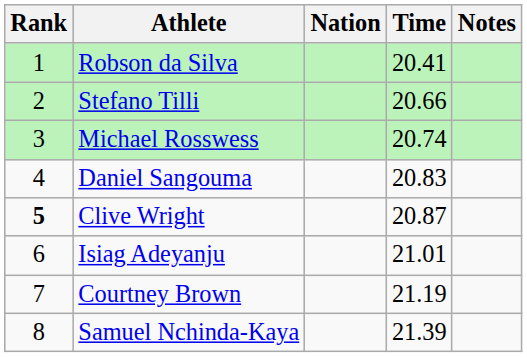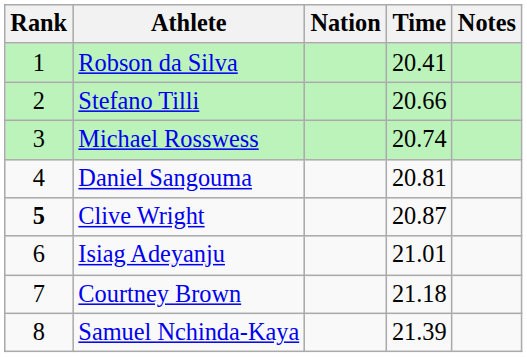(419, 178) 20.83 -> (419, 178) 20.81
(419, 293) 21.19 -> (419, 293) 21.18
